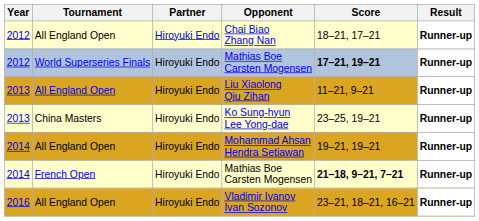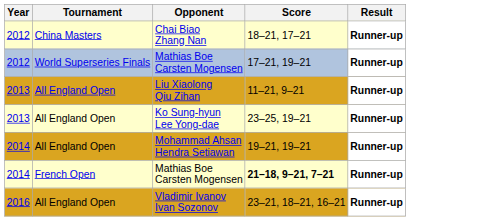- column: (187, 13)
(75, 35) All England Open -> (68, 35) China Masters
(349, 63) bold -> (279, 63) normal
(68, 119) China Masters -> (75, 119) All England Open
